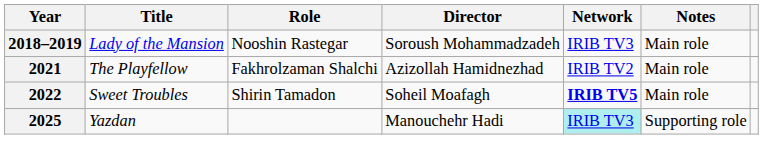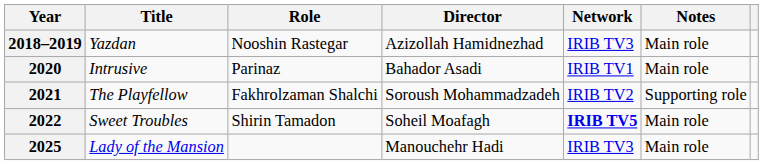(157, 43) Lady of the Mansion -> (113, 43) Yazdan
(473, 43) Soroush Mohammadzadeh -> (464, 43) Azizollah Hamidnezhad
+ row: (45, 69)
(464, 69) Azizollah Hamidnezhad -> (473, 95) Soroush Mohammadzadeh
(677, 69) Main role -> (696, 95) Supporting role
(113, 120) Yazdan -> (157, 146) Lady of the Mansion
(601, 120) paleturquoise background -> (601, 146) no background
(696, 120) Supporting role -> (677, 146) Main role
